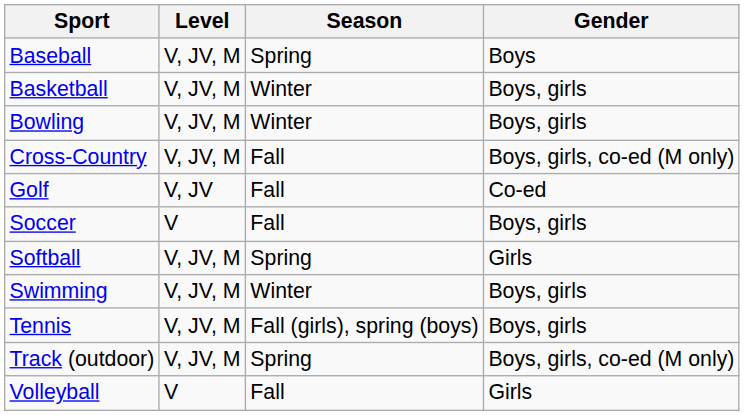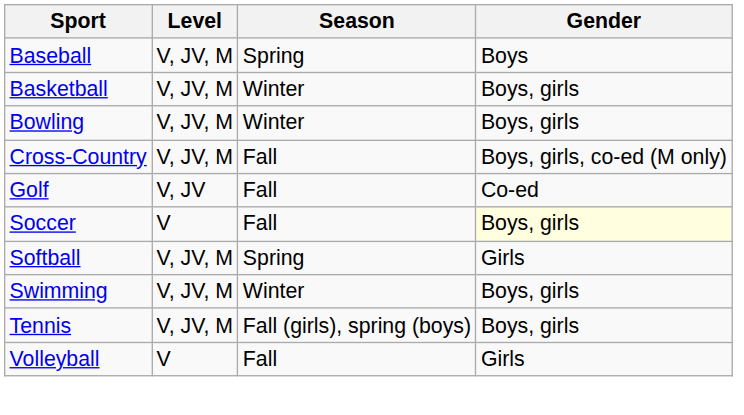(537, 223) no background -> (530, 223) lightyellow background
- row: (82, 358)
